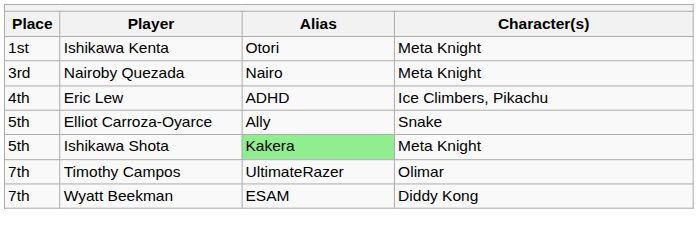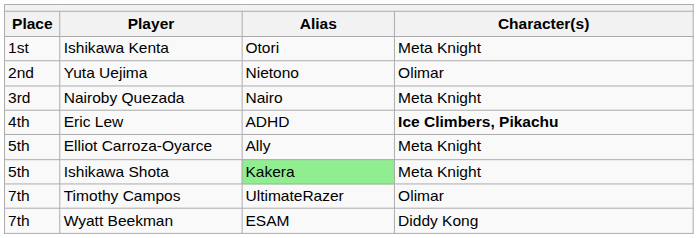+ row: (106, 73)
(473, 97) normal -> (478, 122) bold
(420, 122) Snake -> (440, 147) Meta Knight
